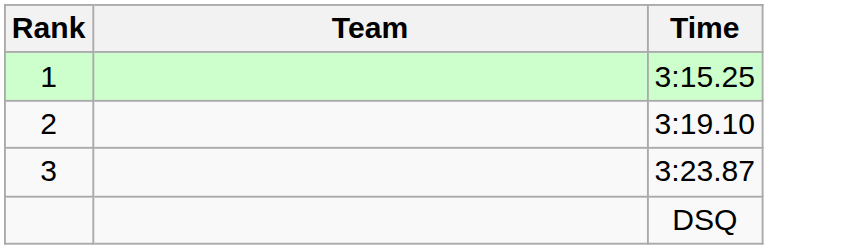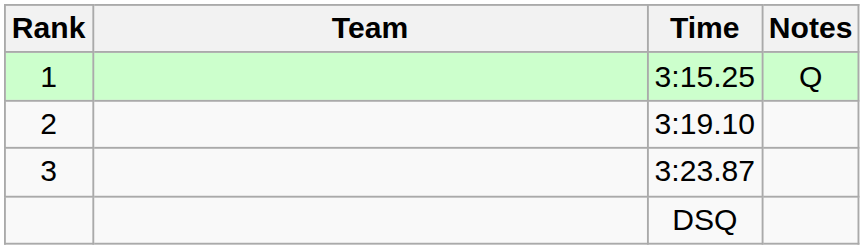+ column: (811, 28)
